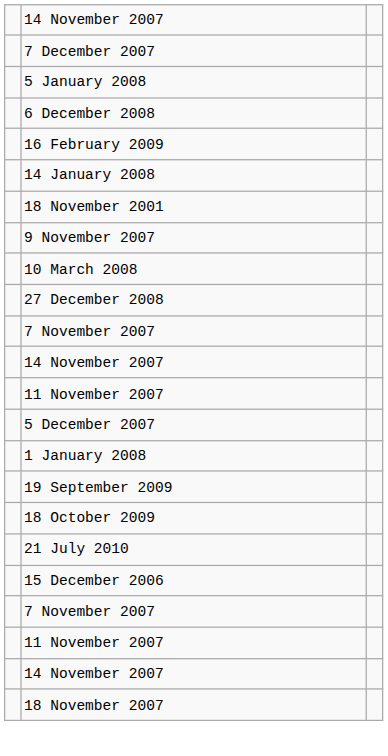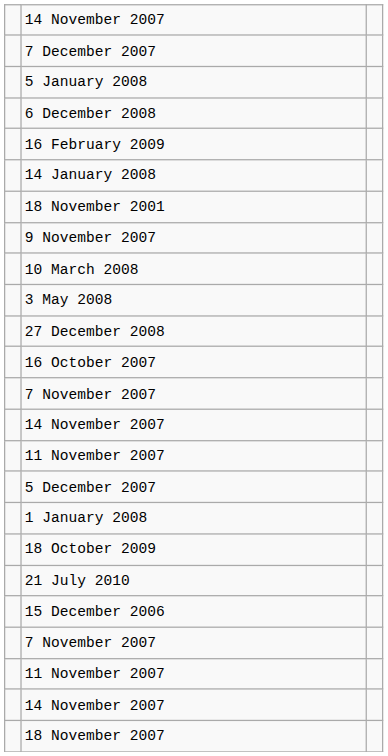+ row: (13, 300)
+ row: (13, 362)
- row: (13, 487)
